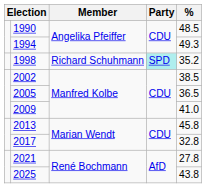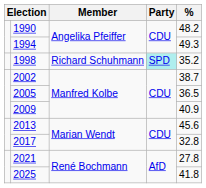(189, 28) 48.5 -> (189, 28) 48.2
(189, 77) 38.5 -> (189, 77) 38.7
(189, 110) 41.0 -> (189, 110) 40.9
(189, 126) 45.8 -> (189, 126) 45.6
(189, 175) 43.8 -> (189, 175) 41.8
